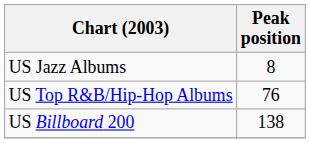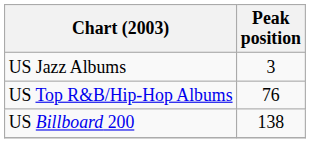(271, 66) 8 -> (271, 66) 3
